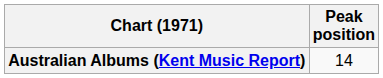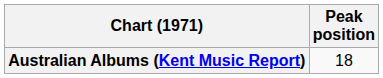(344, 60) 14 -> (344, 60) 18
